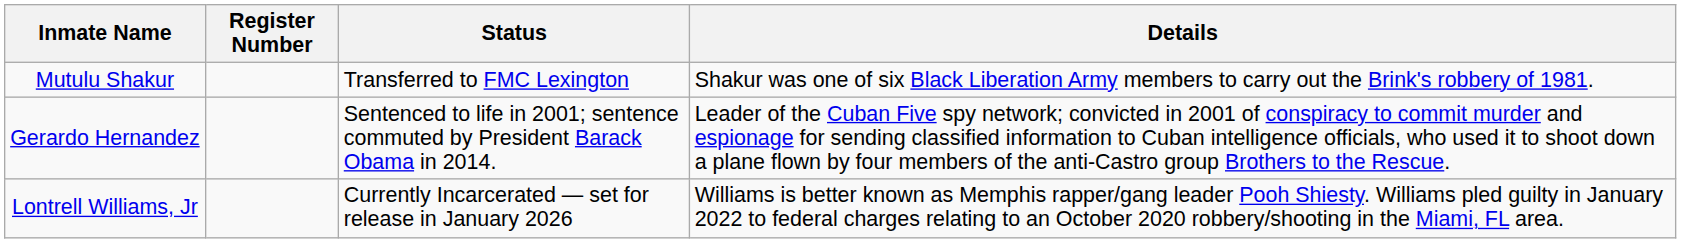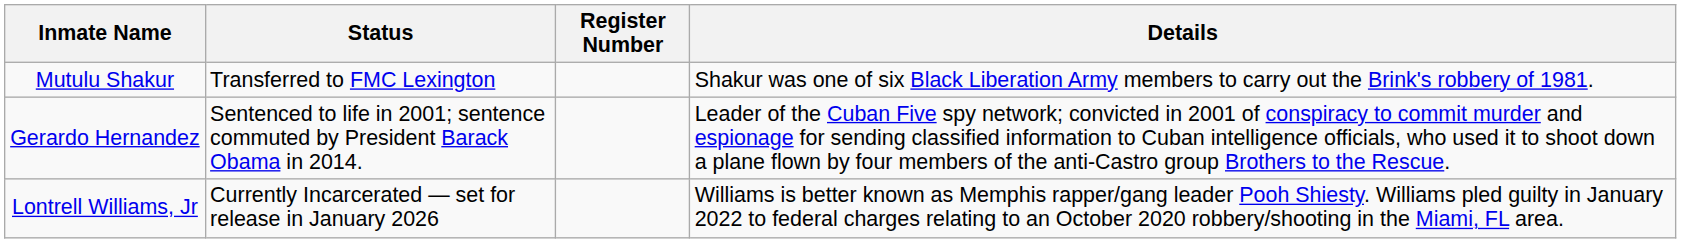columns swapped: (272, 33) <-> (514, 33)
